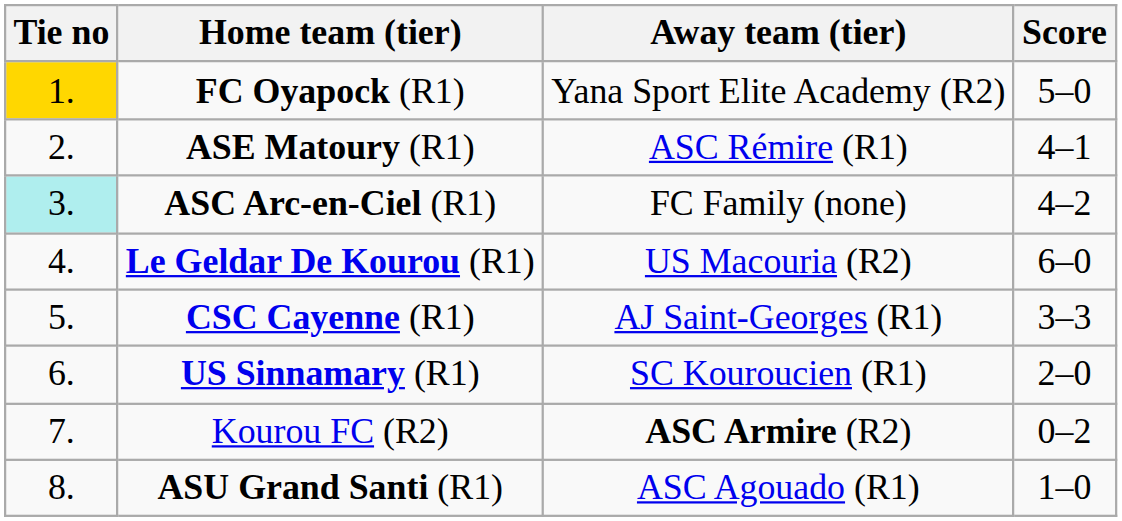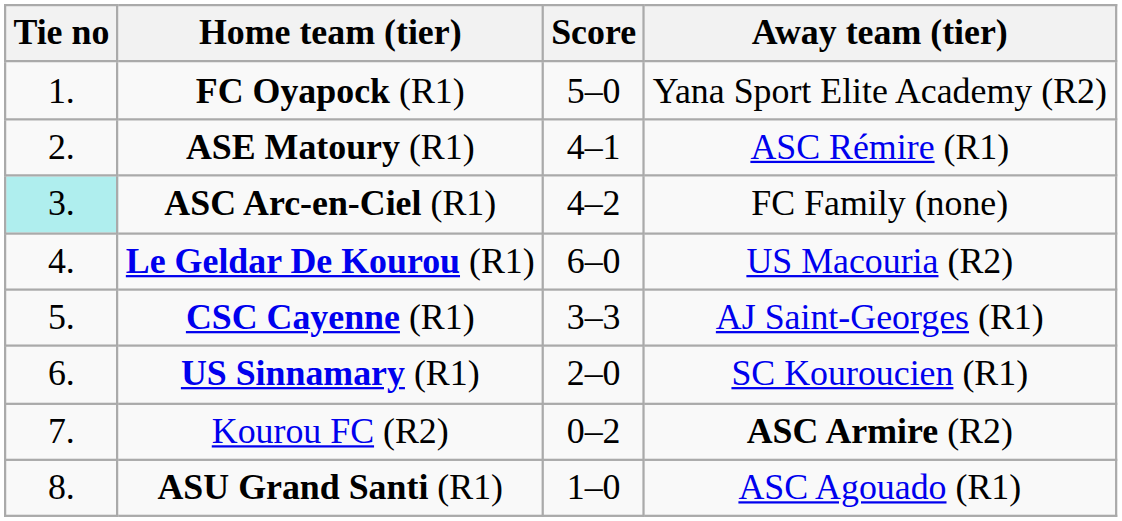columns swapped: (1064, 32) <-> (778, 32)
(61, 89) gold background -> (61, 89) no background
